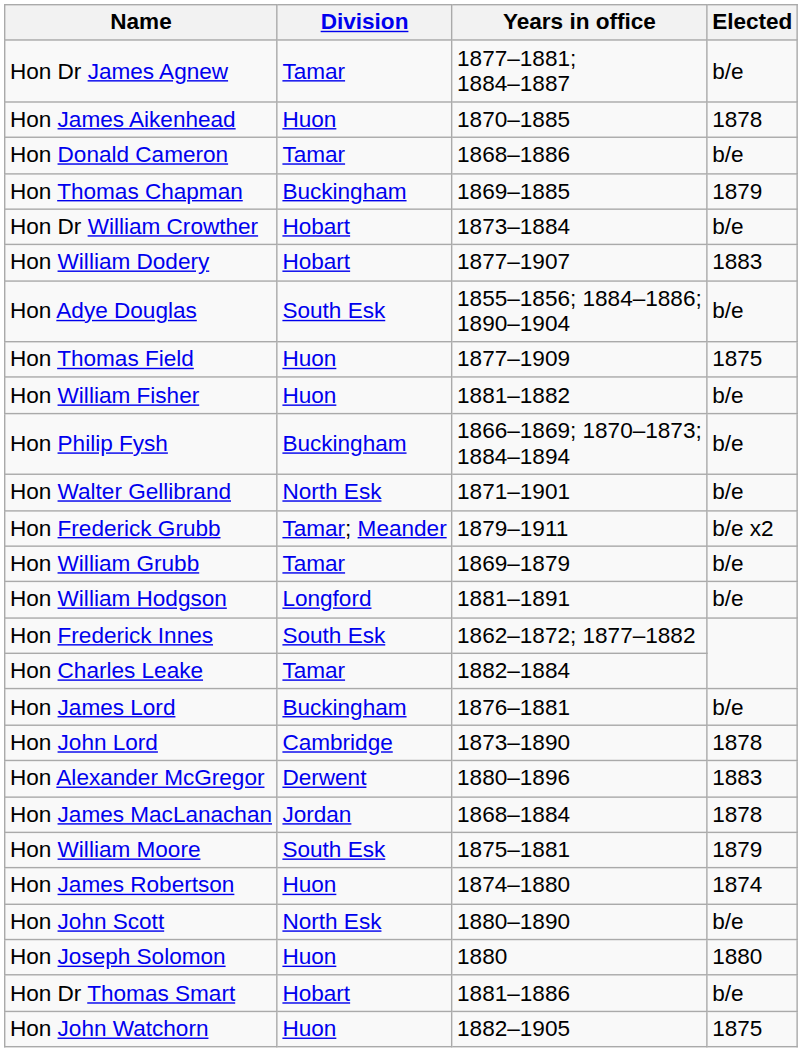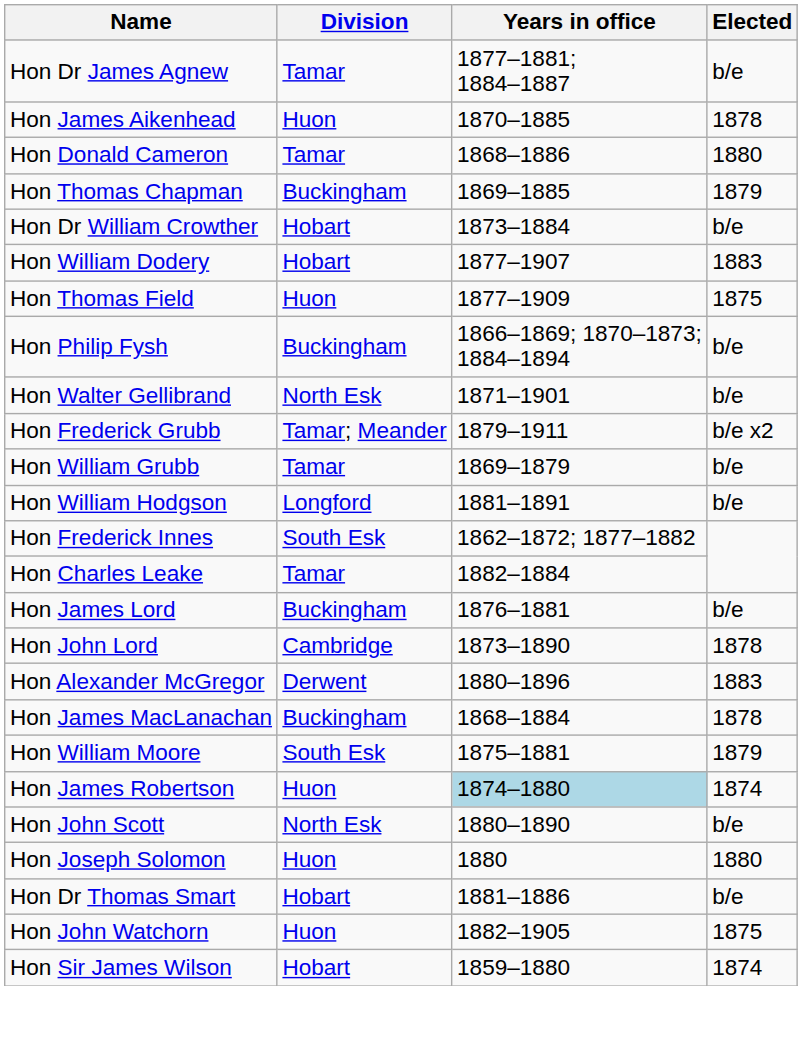(728, 155) b/e -> (737, 155) 1880
- row: (103, 310)
- row: (105, 395)
(317, 814) Jordan -> (344, 717) Buckingham
(514, 885) no background -> (514, 788) lightblue background
+ row: (121, 967)
